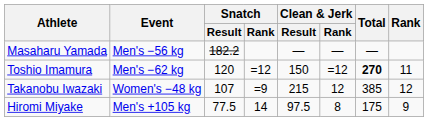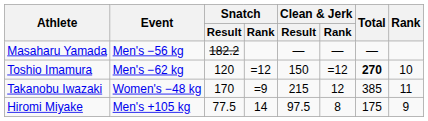(406, 70) 11 -> (406, 70) 10
(224, 89) 107 -> (224, 89) 170
(406, 89) 12 -> (406, 89) 11
